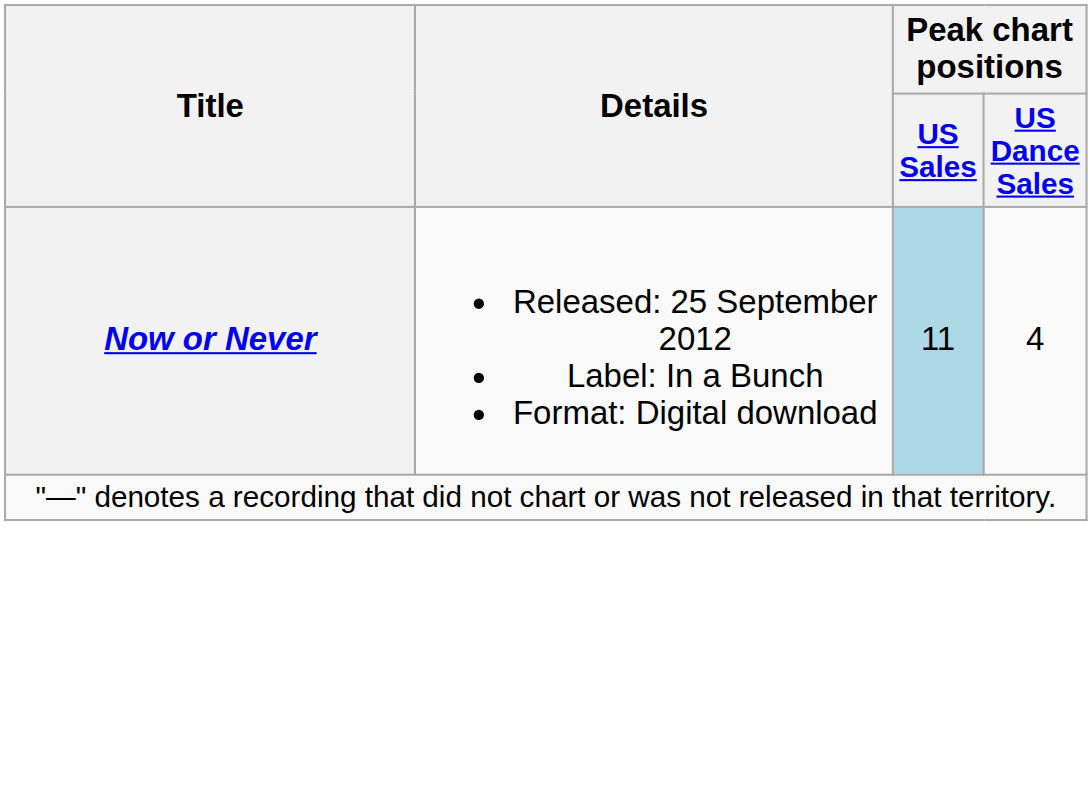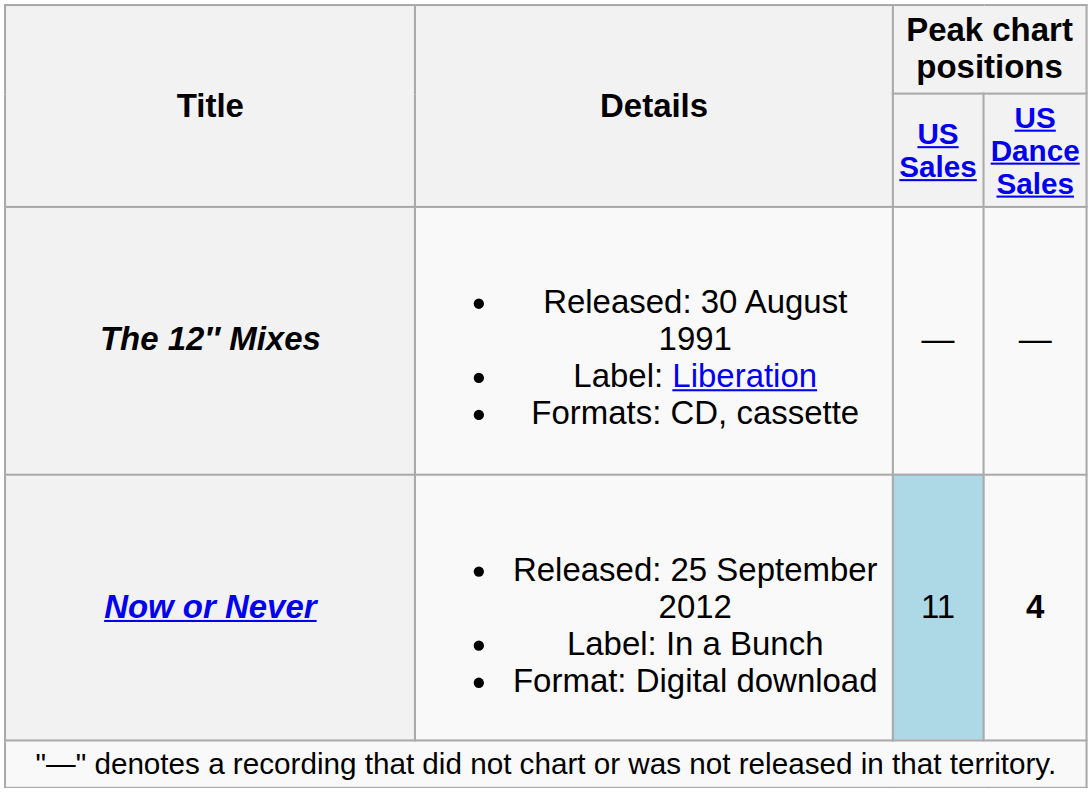+ row: (210, 339)
(1035, 339) normal -> (1035, 606) bold
